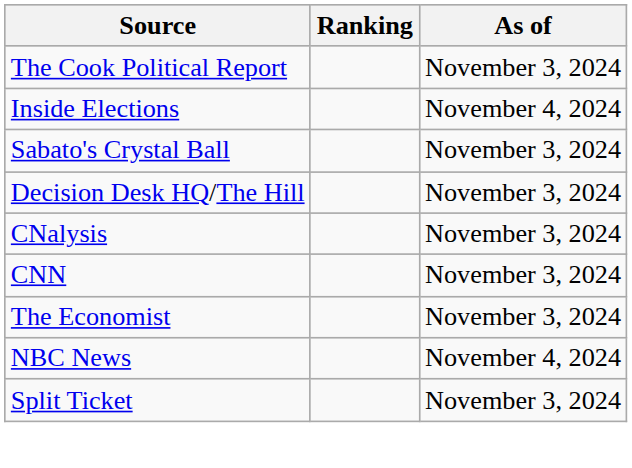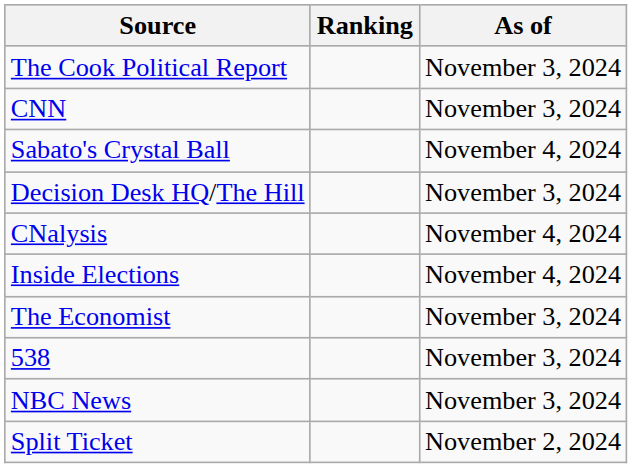rows swapped: (95, 108) <-> (39, 274)
(523, 150) November 3, 2024 -> (523, 150) November 4, 2024
(523, 233) November 3, 2024 -> (523, 233) November 4, 2024
+ row: (31, 358)
(523, 358) November 4, 2024 -> (523, 399) November 3, 2024
(523, 399) November 3, 2024 -> (523, 441) November 2, 2024
